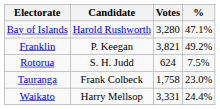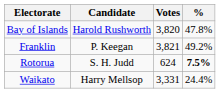(168, 29) 3,280 -> (168, 29) 3,820
(199, 29) 47.1% -> (199, 29) 47.8%
(199, 63) normal -> (199, 63) bold
- row: (37, 79)
